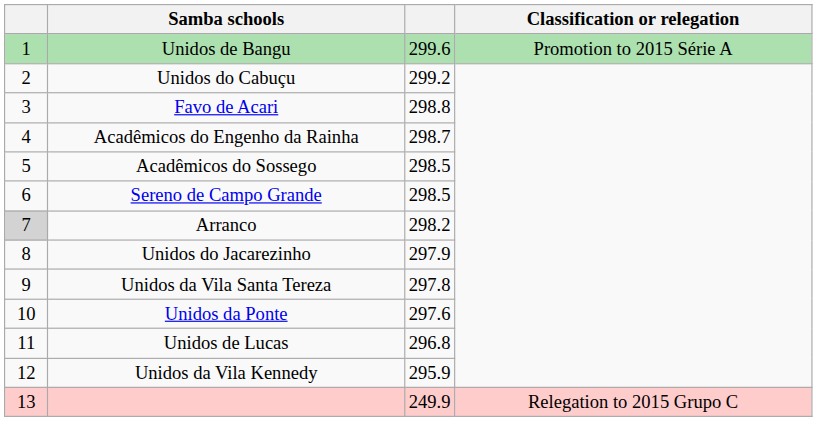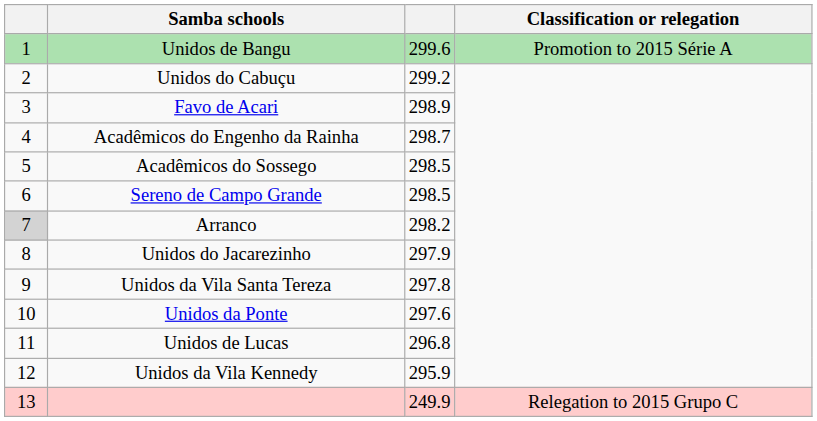(430, 107) 298.8 -> (430, 107) 298.9
